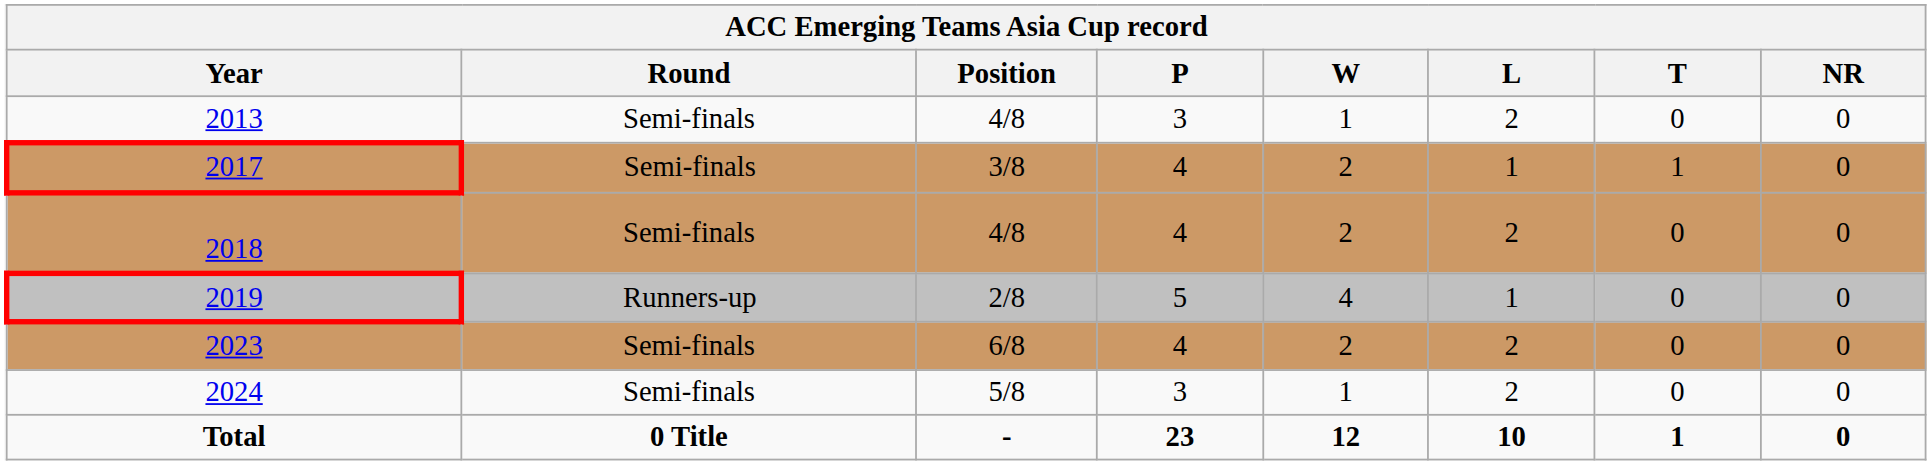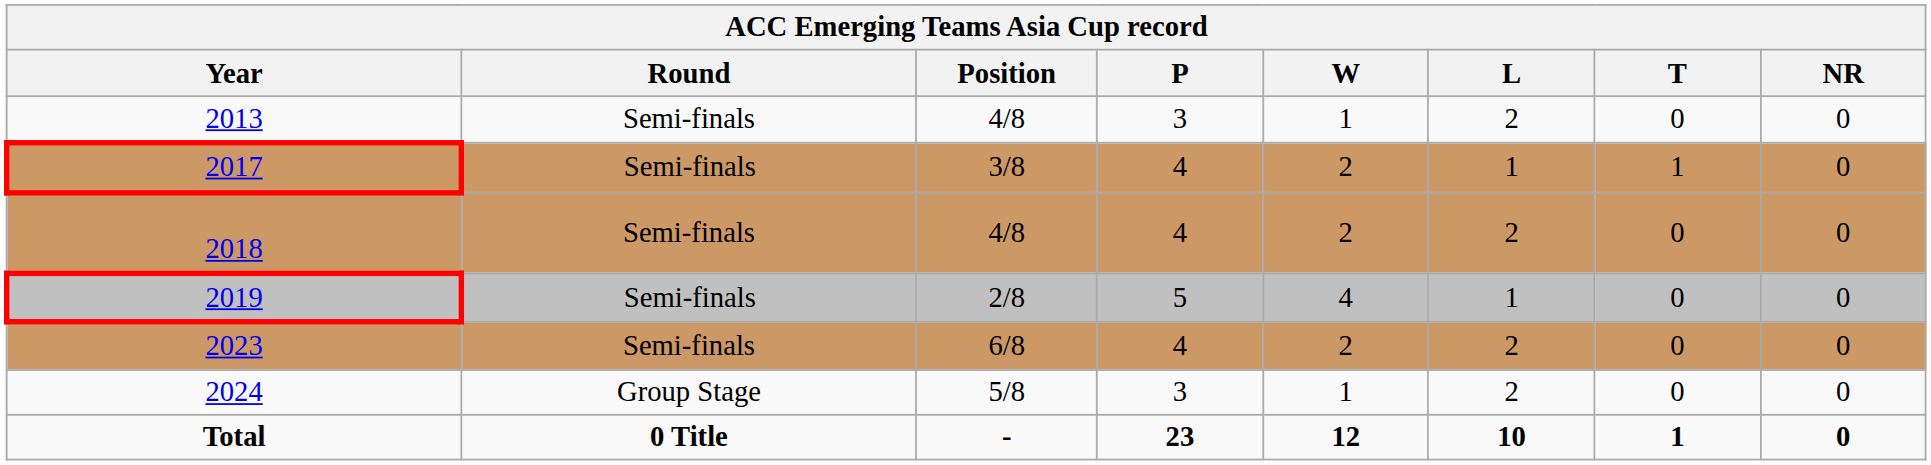(690, 297) Runners-up -> (690, 297) Semi-finals
(689, 391) Semi-finals -> (689, 391) Group Stage
